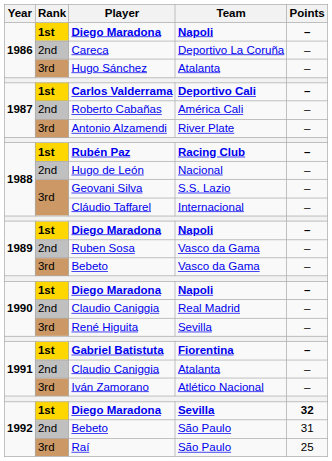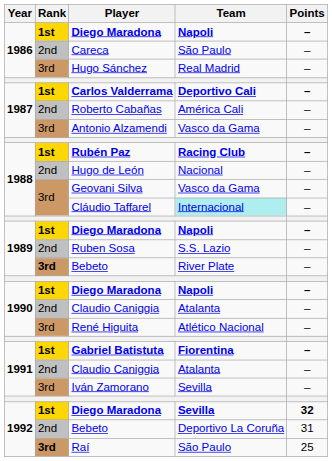(231, 50) Deportivo La Coruña -> (205, 50) São Paulo
(199, 68) Atalanta -> (209, 68) Real Madrid
(206, 128) River Plate -> (219, 128) Vasco da Gama
(204, 188) S.S. Lazio -> (219, 188) Vasco da Gama
(211, 206) no background -> (211, 206) paleturquoise background
(219, 248) Vasco da Gama -> (204, 248) S.S. Lazio
(46, 267) normal -> (47, 267) bold
(219, 267) Vasco da Gama -> (206, 267) River Plate
(209, 308) Real Madrid -> (199, 308) Atalanta
(195, 327) Sevilla -> (221, 327) Atlético Nacional
(221, 387) Atlético Nacional -> (195, 387) Sevilla
(205, 429) São Paulo -> (231, 429) Deportivo La Coruña
(46, 447) normal -> (47, 447) bold
